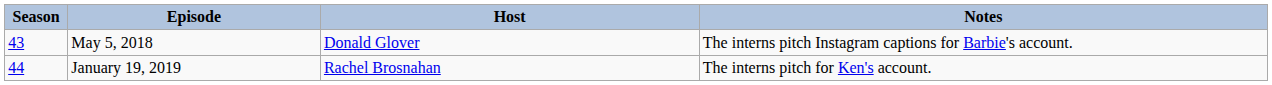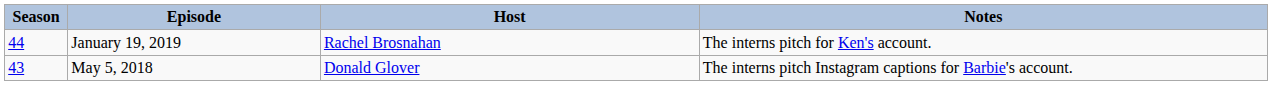rows swapped: (112, 42) <-> (126, 67)
